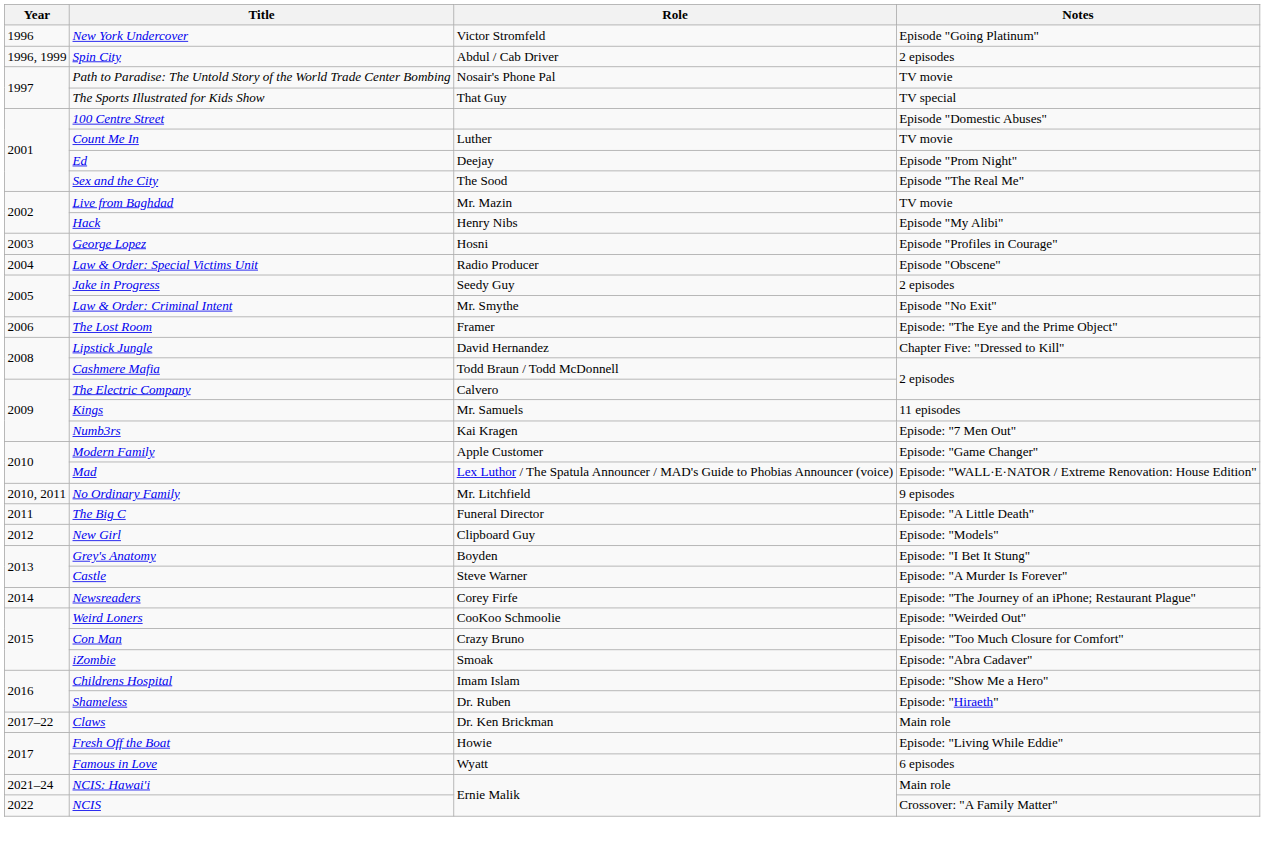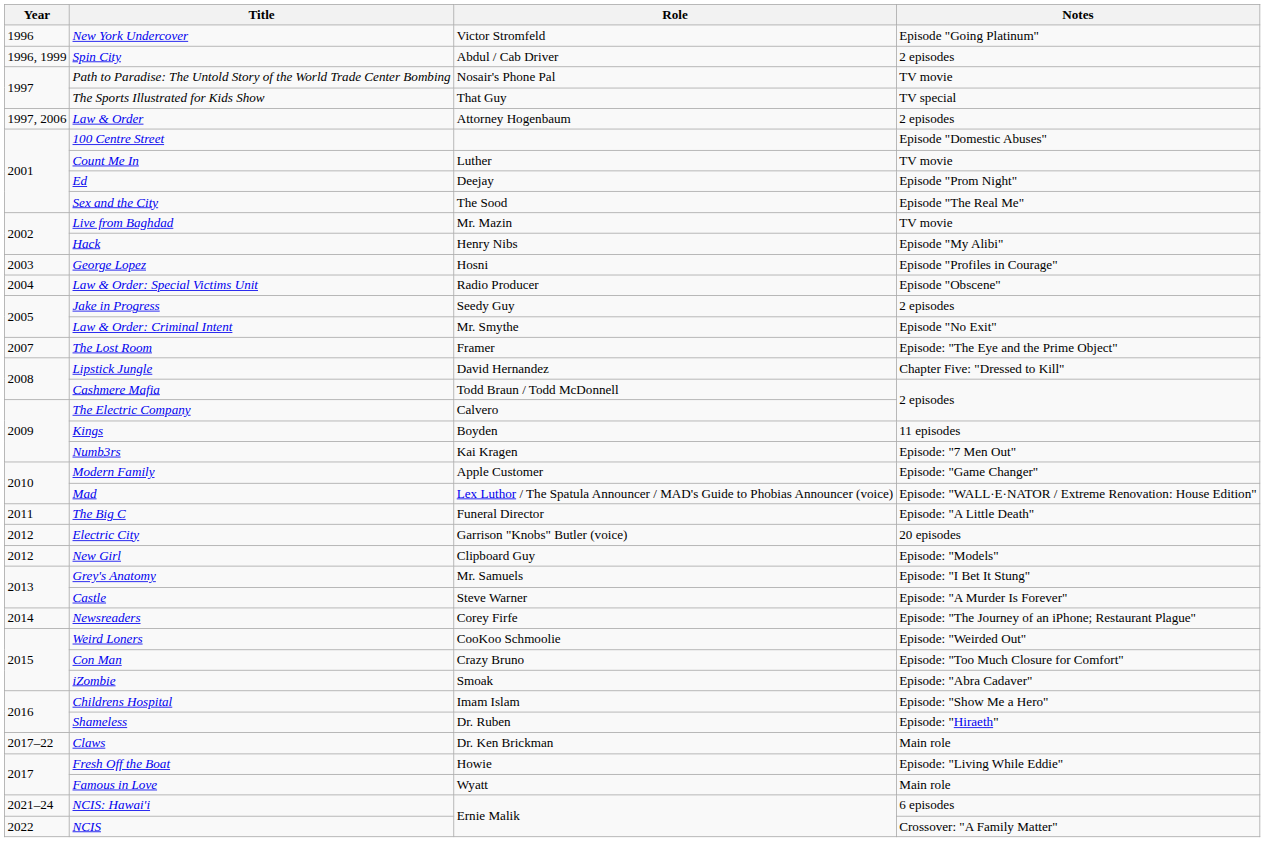+ row: (108, 118)
(21, 327) 2006 -> (21, 347) 2007
(490, 410) Mr. Samuels -> (477, 431) Boyden
- row: (126, 493)
+ row: (106, 535)
(477, 555) Boyden -> (490, 576) Mr. Samuels
(927, 763) 6 episodes -> (925, 784) Main role
(925, 784) Main role -> (927, 805) 6 episodes
